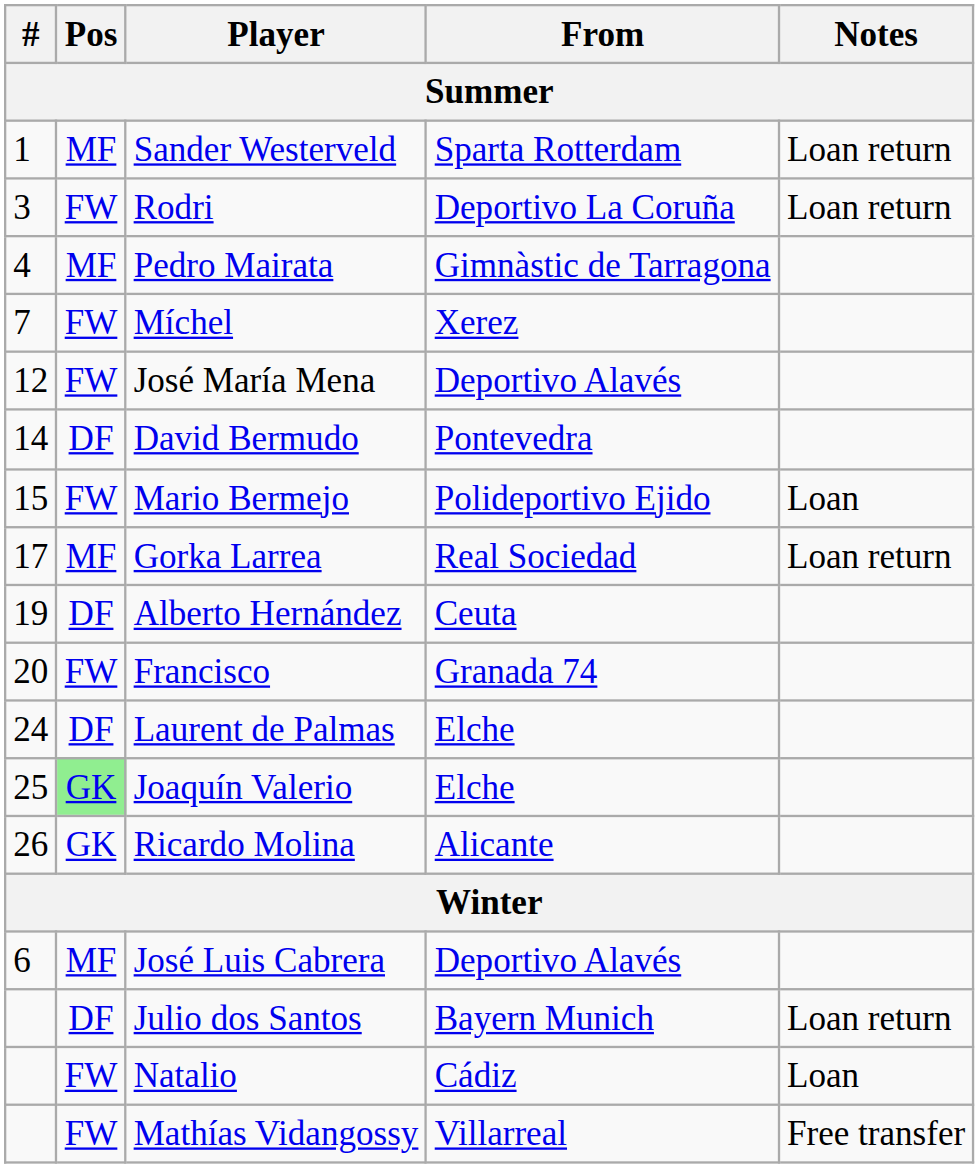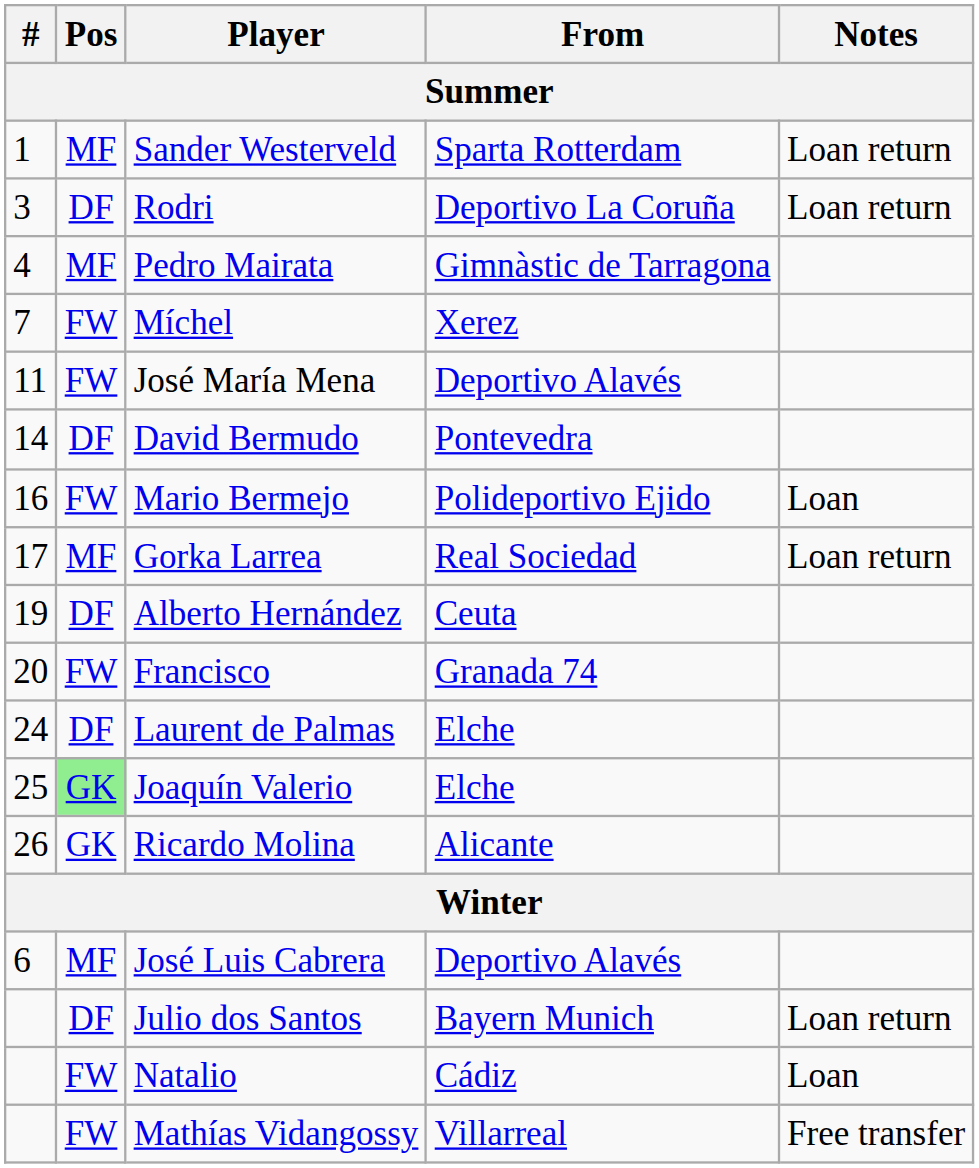(91, 207) FW -> (91, 207) DF
(31, 381) 12 -> (30, 381) 11
(31, 496) 15 -> (31, 496) 16
